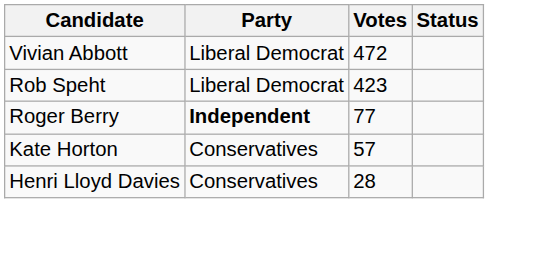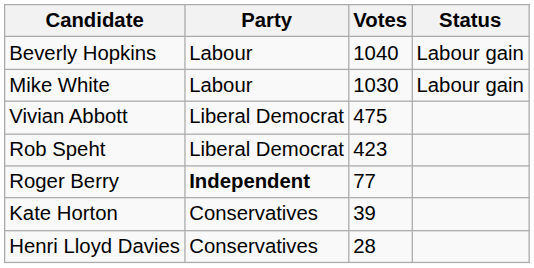+ row: (83, 52)
+ row: (60, 85)
(370, 52) 472 -> (370, 117) 475
(365, 149) 57 -> (365, 213) 39
